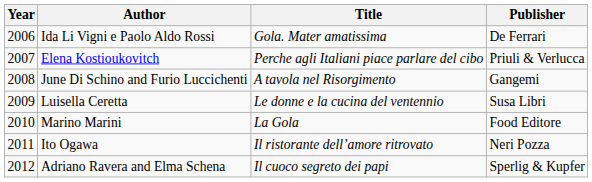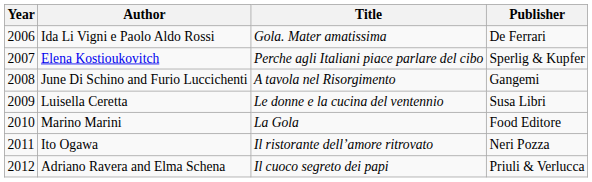(537, 58) Priuli & Verlucca -> (537, 58) Sperlig & Kupfer
(537, 166) Sperlig & Kupfer -> (537, 166) Priuli & Verlucca
